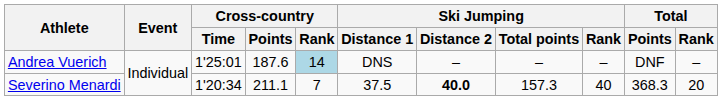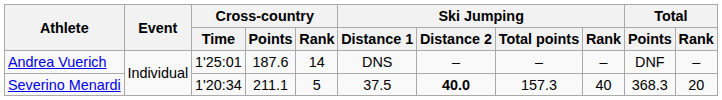(317, 62) lightblue background -> (317, 62) no background
(317, 85) 7 -> (317, 85) 5
